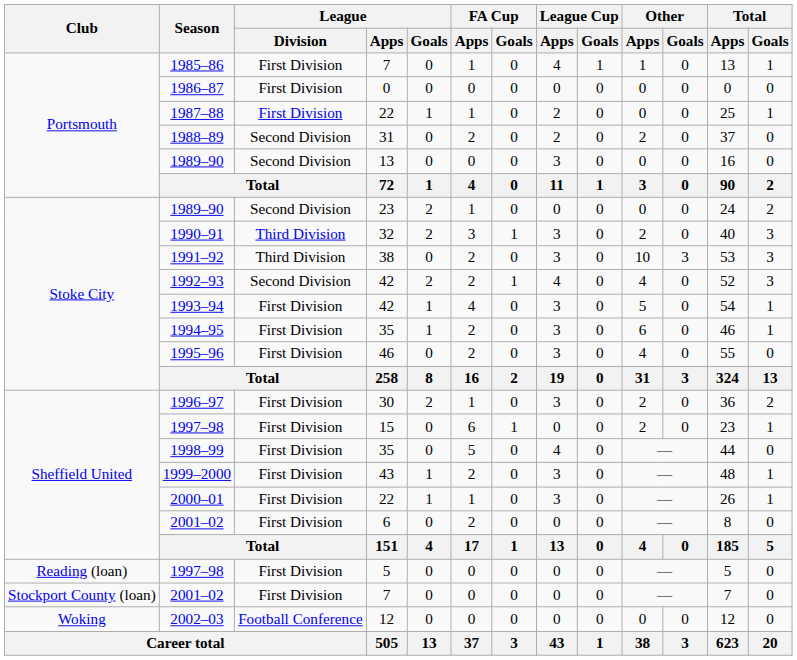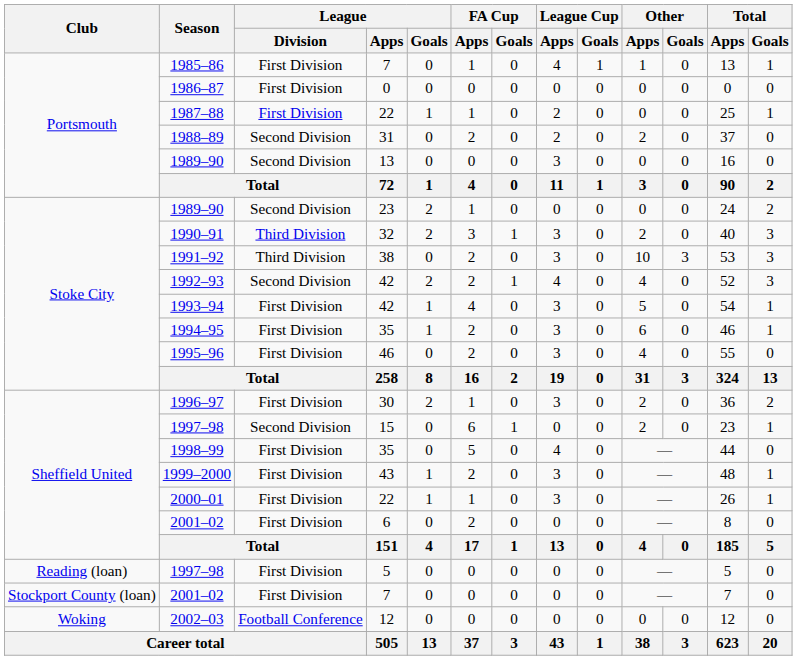(300, 426) First Division -> (300, 426) Second Division
